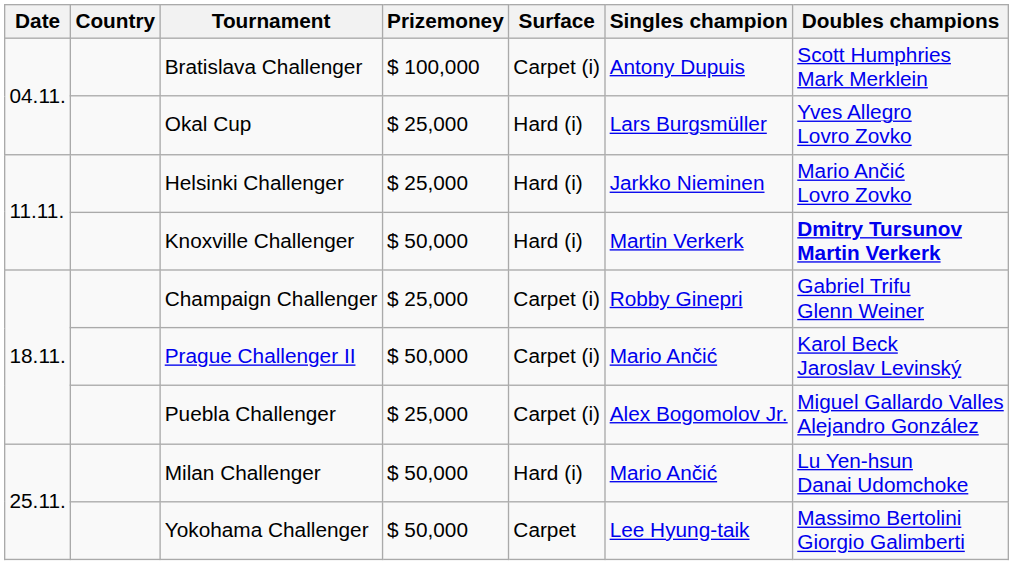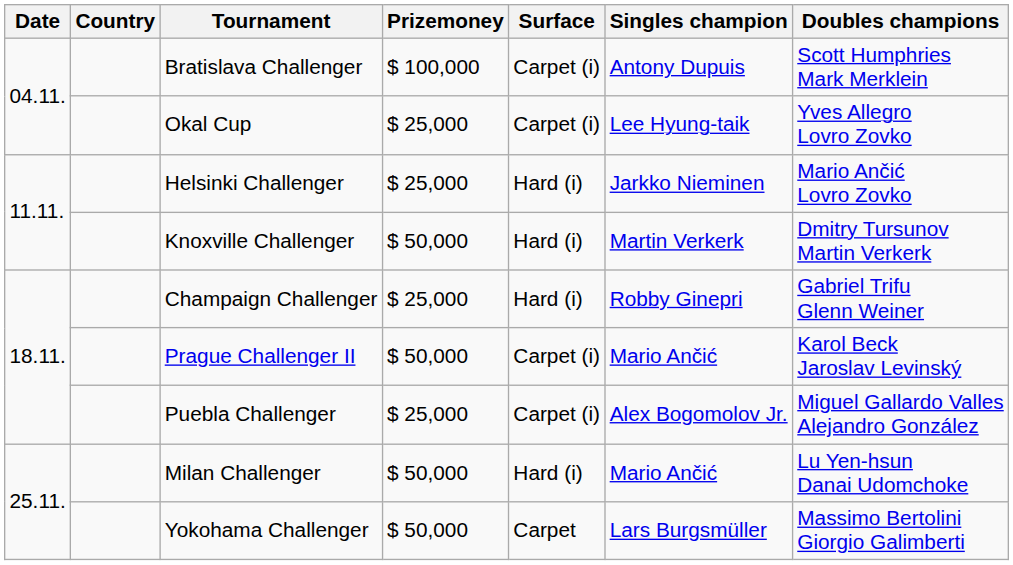(548, 124) Hard (i) -> (557, 124) Carpet (i)
(688, 124) Lars Burgsmüller -> (680, 124) Lee Hyung-taik
(880, 240) bold -> (873, 240) normal
(557, 298) Carpet (i) -> (548, 298) Hard (i)
(680, 529) Lee Hyung-taik -> (688, 529) Lars Burgsmüller
